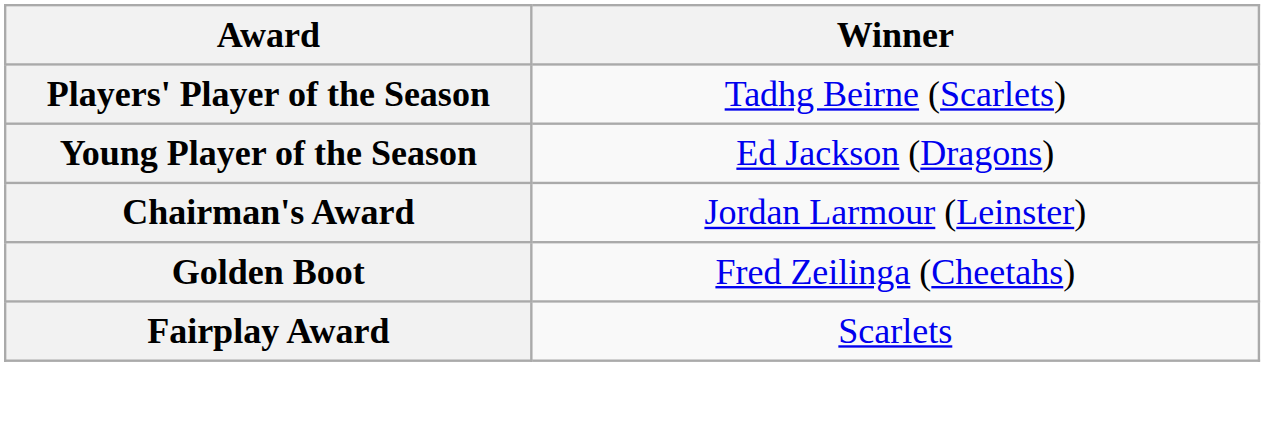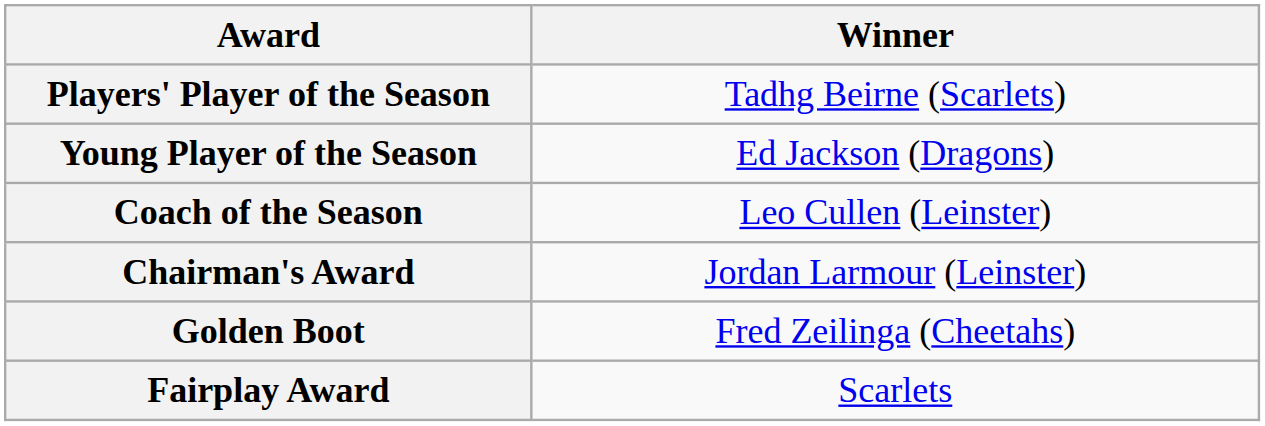+ row: (268, 212)
